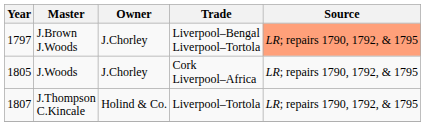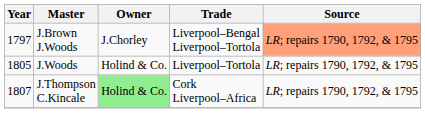(124, 72) J.Chorley -> (134, 65) Holind & Co.
(214, 72) Cork Liverpool–Africa -> (216, 65) Liverpool–Tortola
(134, 104) no background -> (134, 91) lightgreen background
(216, 104) Liverpool–Tortola -> (214, 91) Cork Liverpool–Africa
